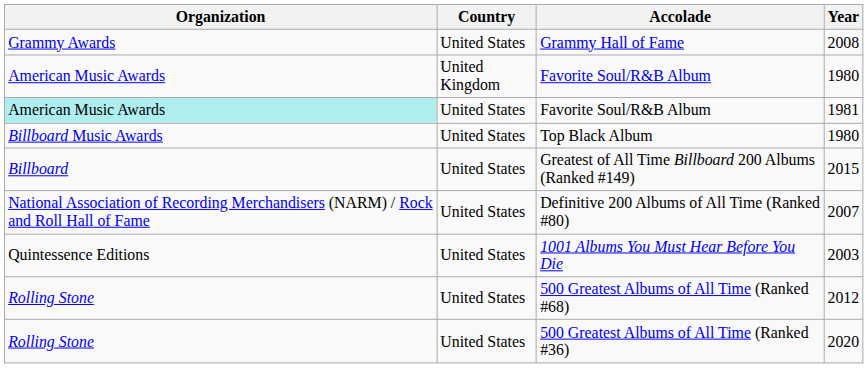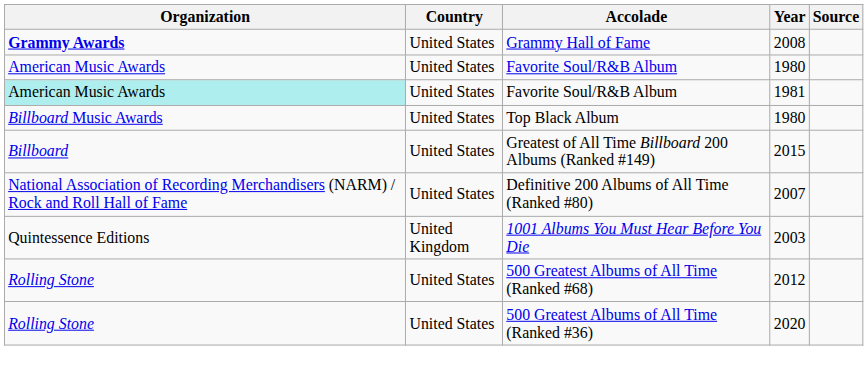+ column: (836, 17)
(62, 42) normal -> (66, 42) bold
(470, 76) United Kingdom -> (452, 67) United States
(483, 255) United States -> (439, 237) United Kingdom
